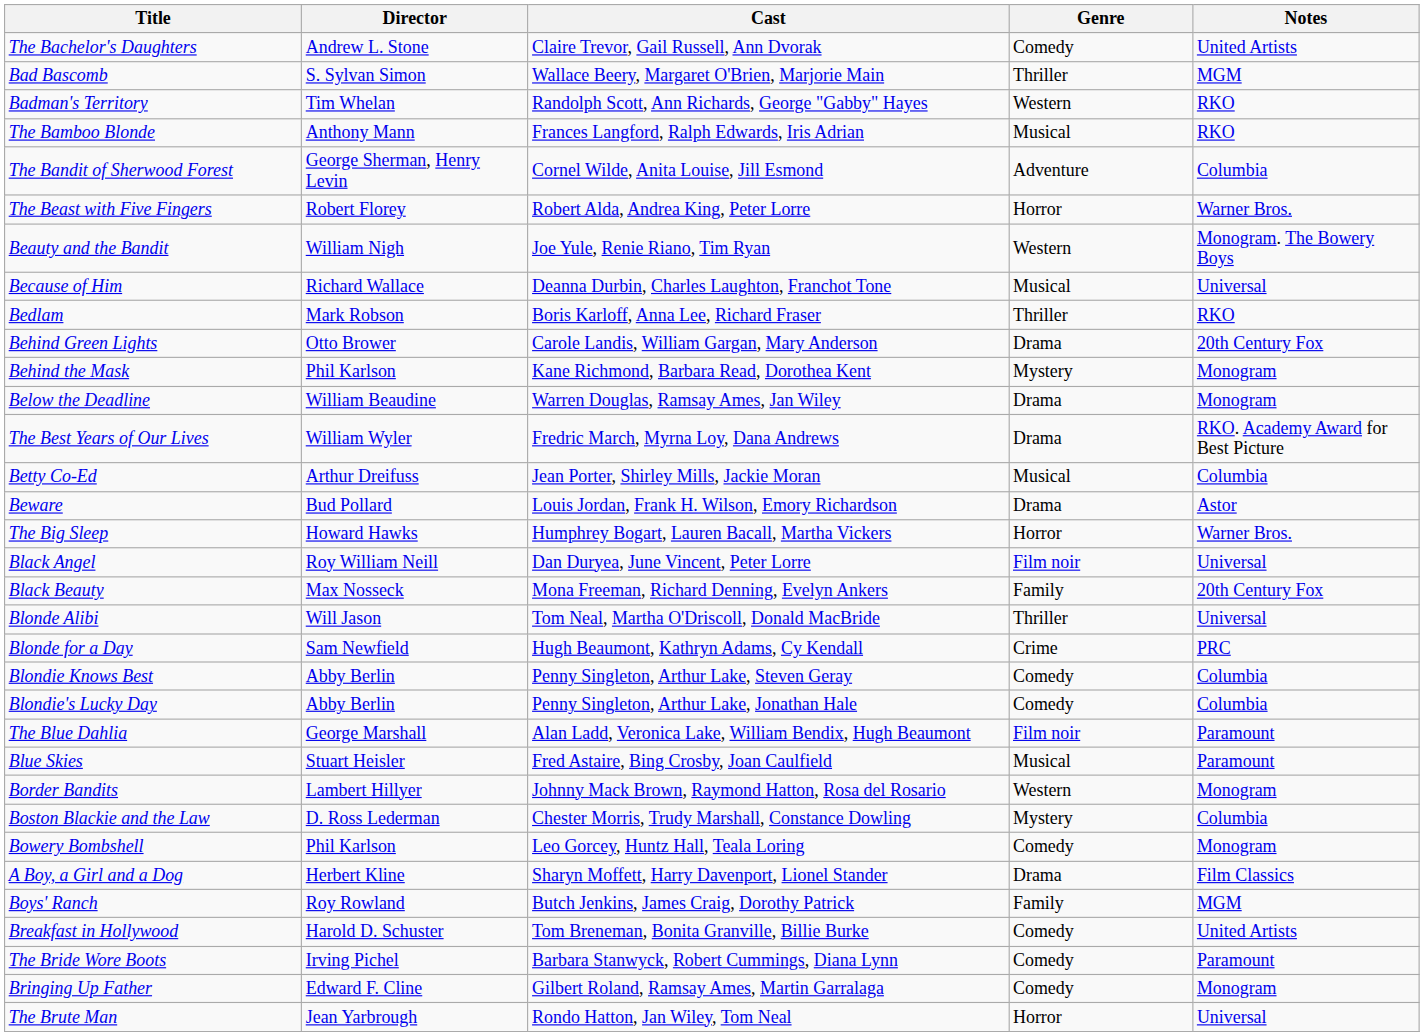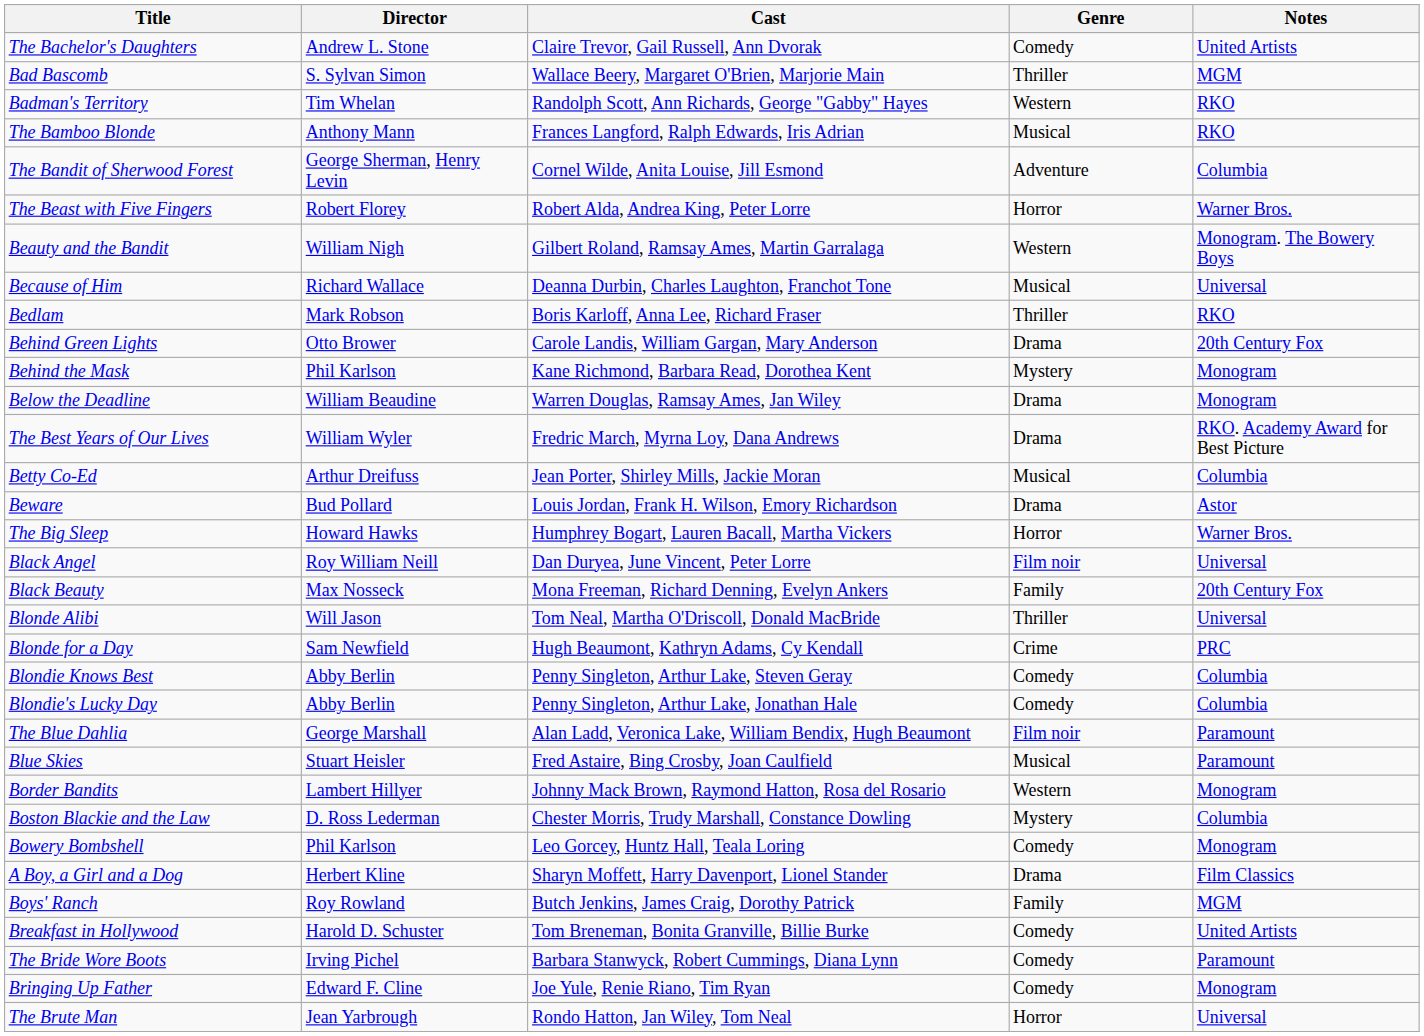(651, 247) Joe Yule, Renie Riano, Tim Ryan -> (708, 247) Gilbert Roland, Ramsay Ames, Martin Garralaga
(708, 988) Gilbert Roland, Ramsay Ames, Martin Garralaga -> (651, 988) Joe Yule, Renie Riano, Tim Ryan
